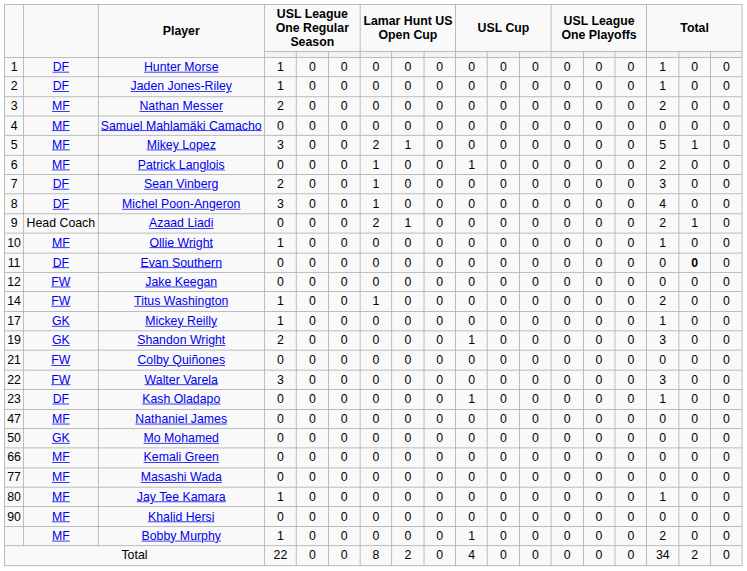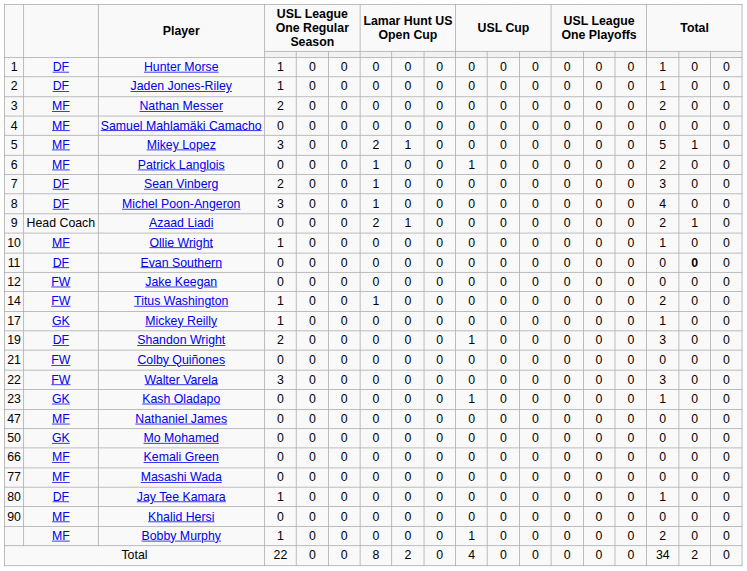(61, 340) GK -> (61, 340) DF
(61, 399) DF -> (61, 399) GK
(61, 497) MF -> (61, 497) DF
